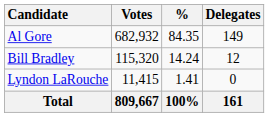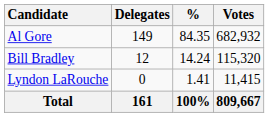columns swapped: (137, 15) <-> (233, 15)
